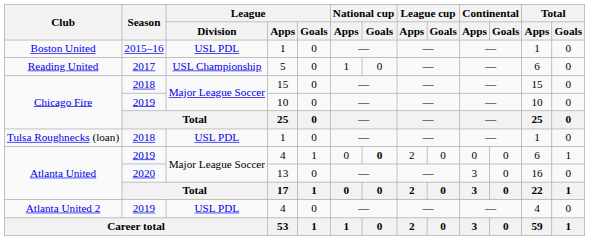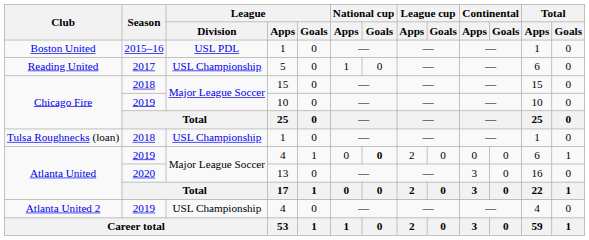(217, 137) USL PDL -> (217, 137) USL Championship
(217, 208) USL PDL -> (217, 208) USL Championship
